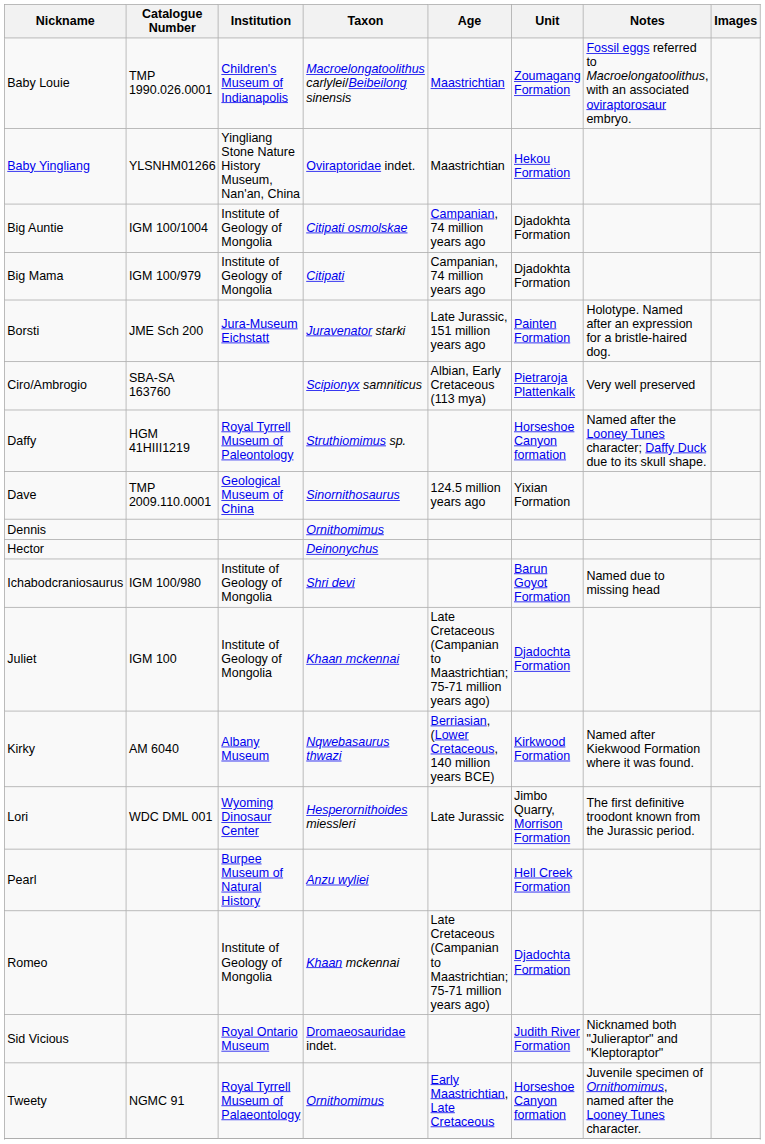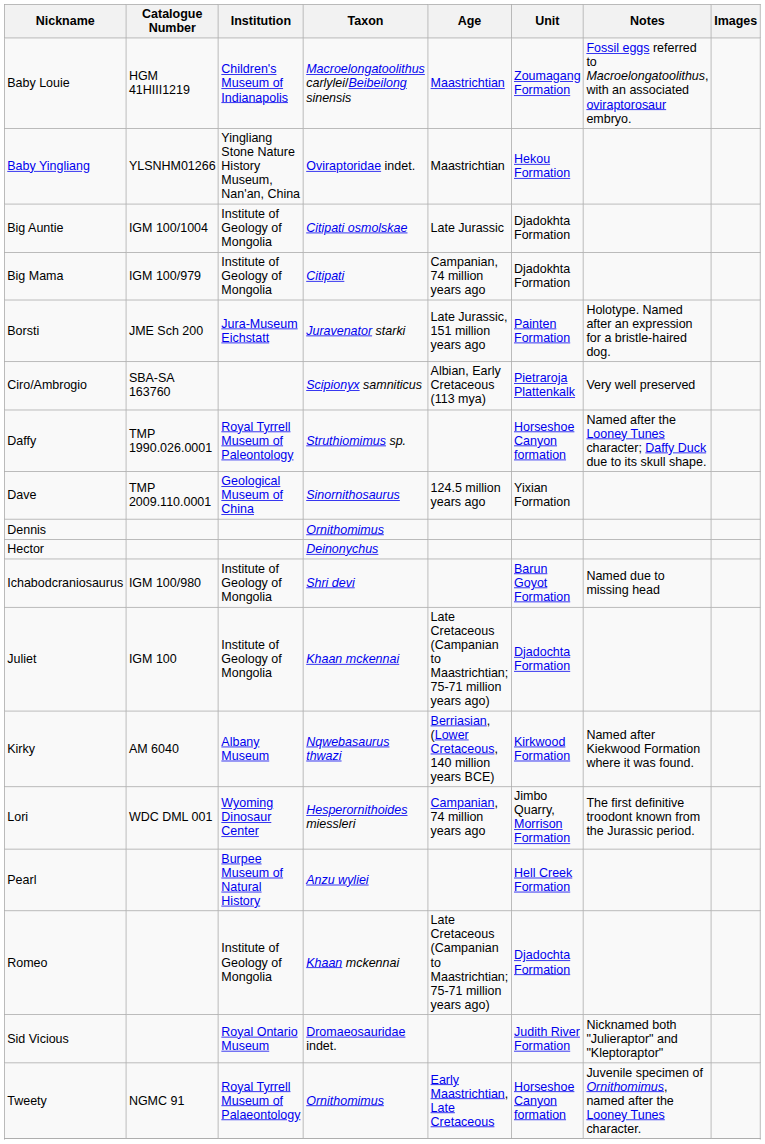(171, 83) TMP 1990.026.0001 -> (159, 83) HGM 41HIII1219
(464, 228) Campanian, 74 million years ago -> (467, 228) Late Jurassic
(159, 440) HGM 41HIII1219 -> (171, 440) TMP 1990.026.0001
(467, 817) Late Jurassic -> (464, 817) Campanian, 74 million years ago
